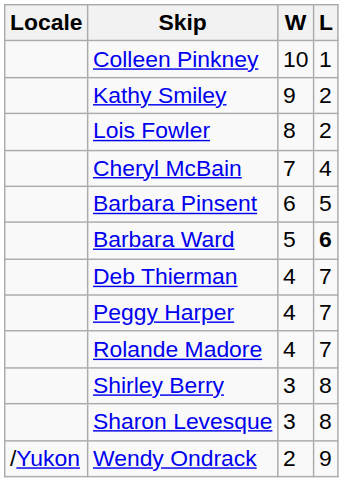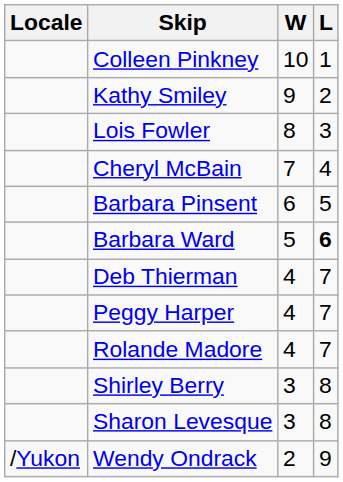(325, 131) 2 -> (325, 131) 3
